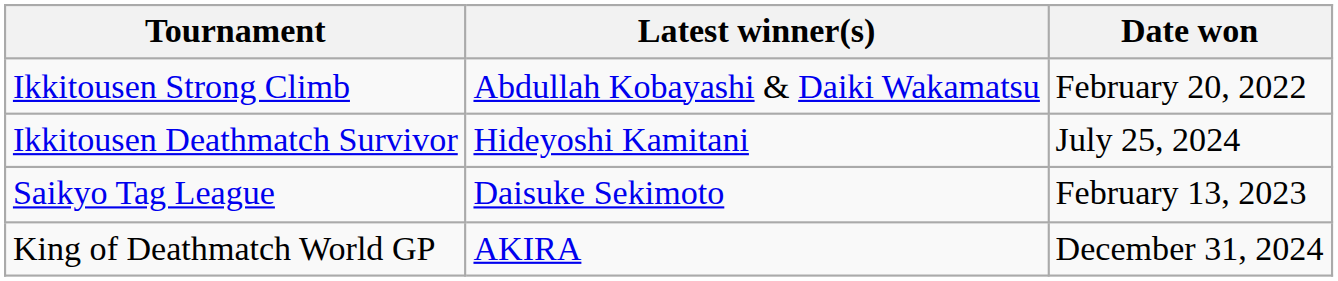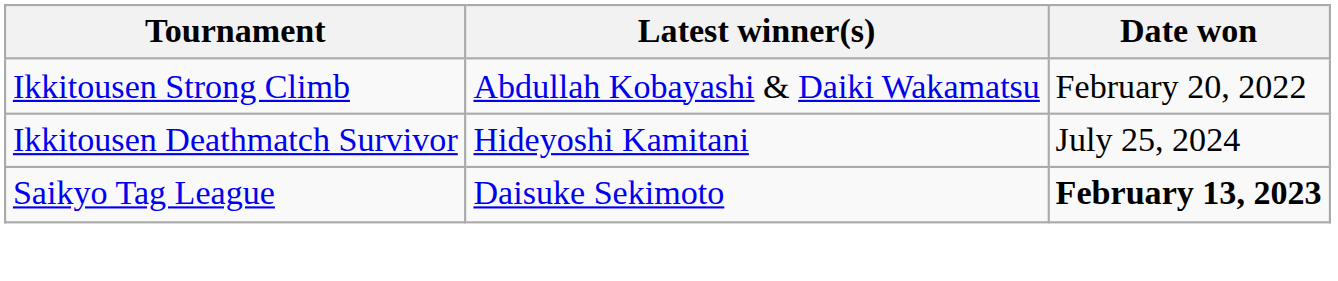(1181, 193) normal -> (1189, 193) bold
- row: (224, 247)
